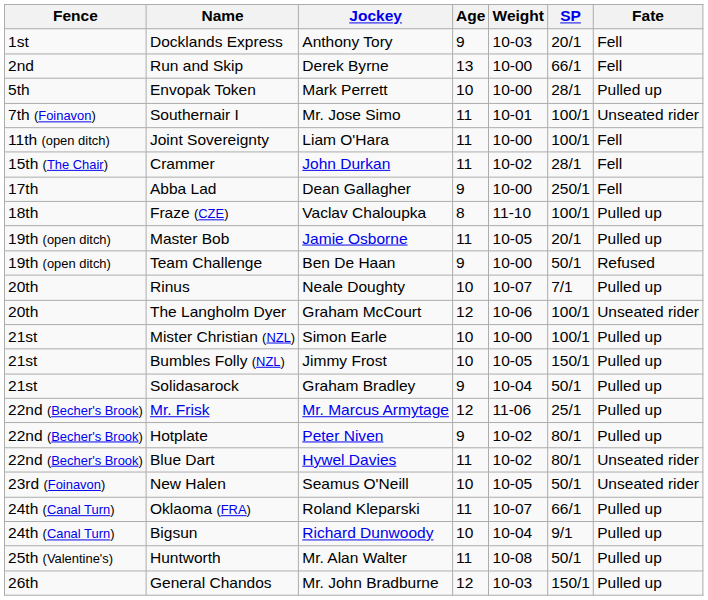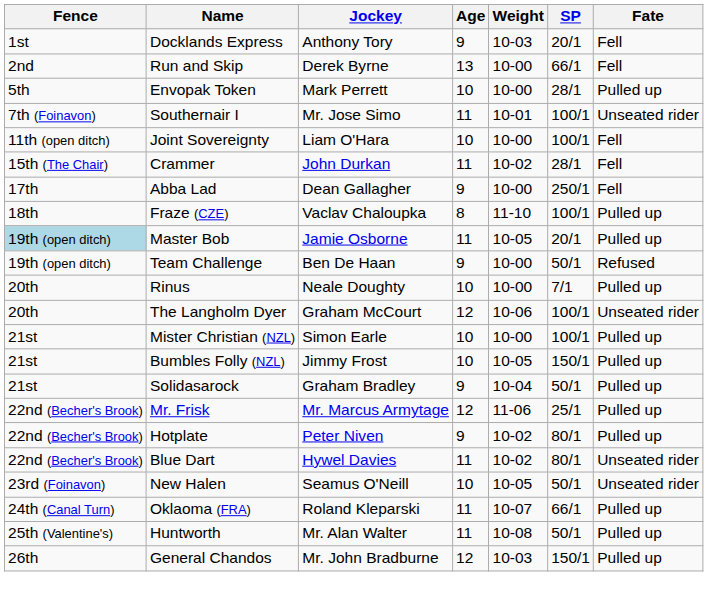(464, 139) 11 -> (465, 139) 10
(59, 238) no background -> (59, 238) lightblue background
(512, 287) 10-07 -> (512, 287) 10-00
- row: (174, 533)
